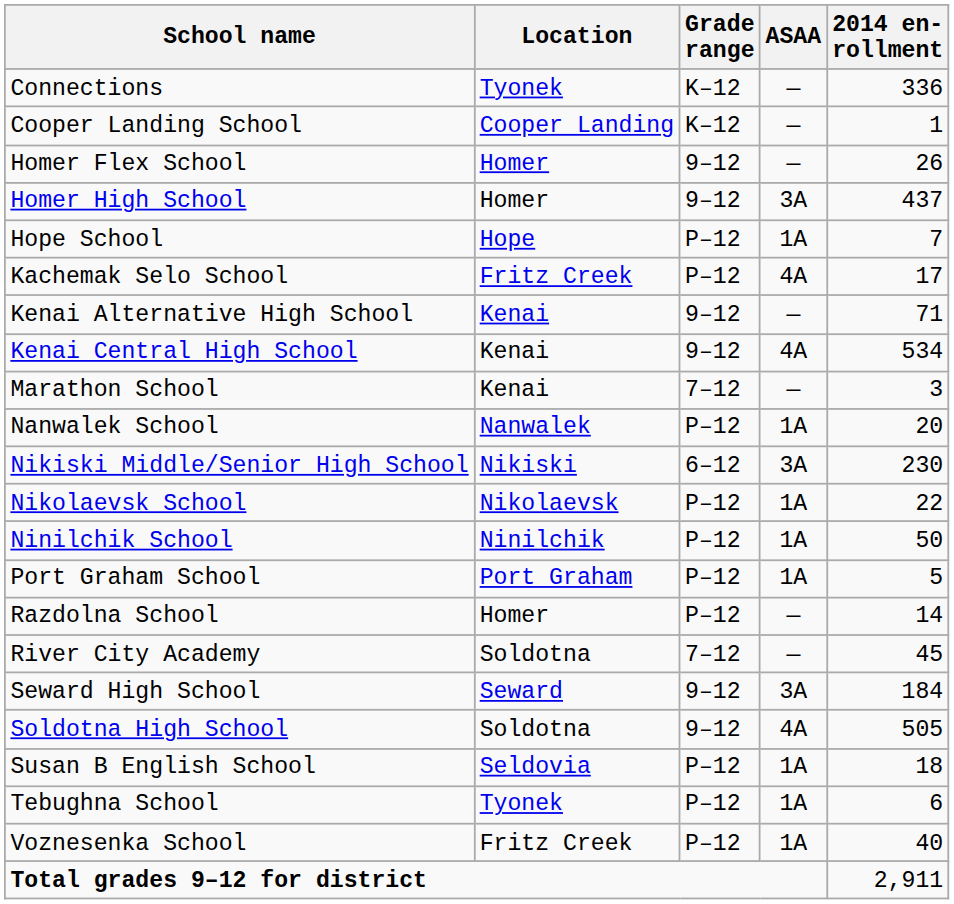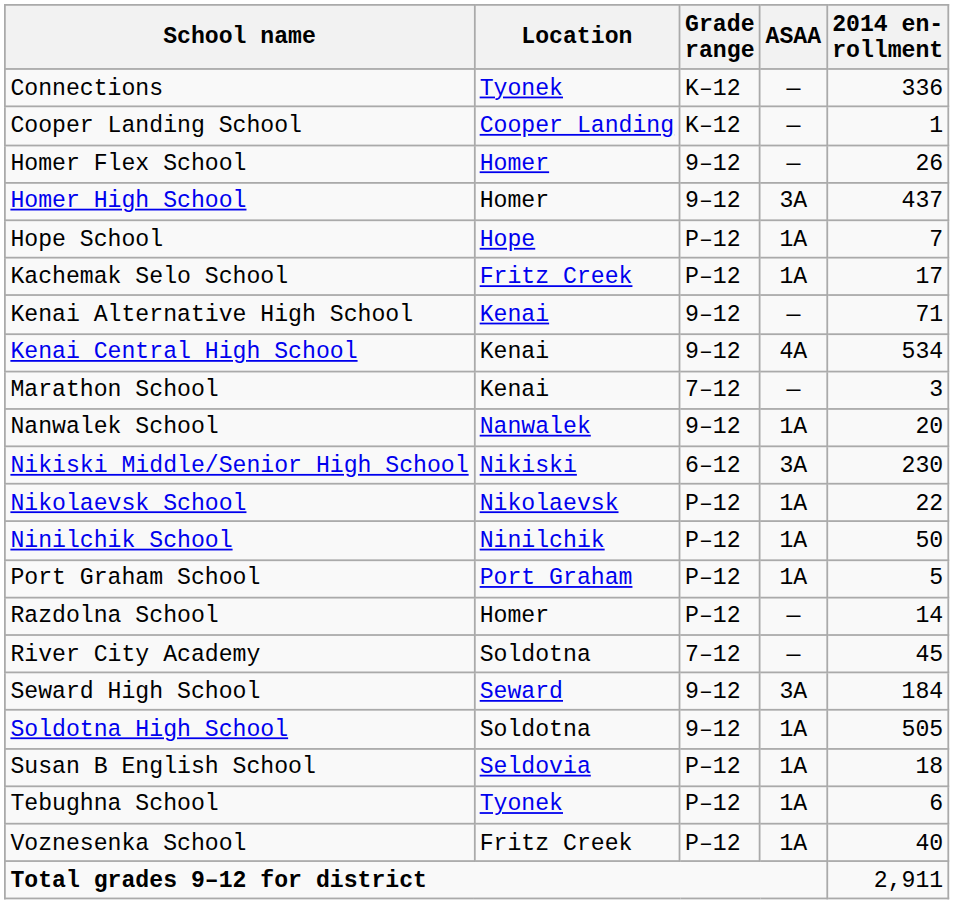(793, 277) 4A -> (793, 277) 1A
(713, 428) P–12 -> (713, 428) 9–12
(793, 729) 4A -> (793, 729) 1A
